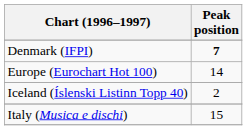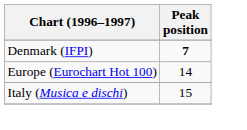- row: (98, 93)
